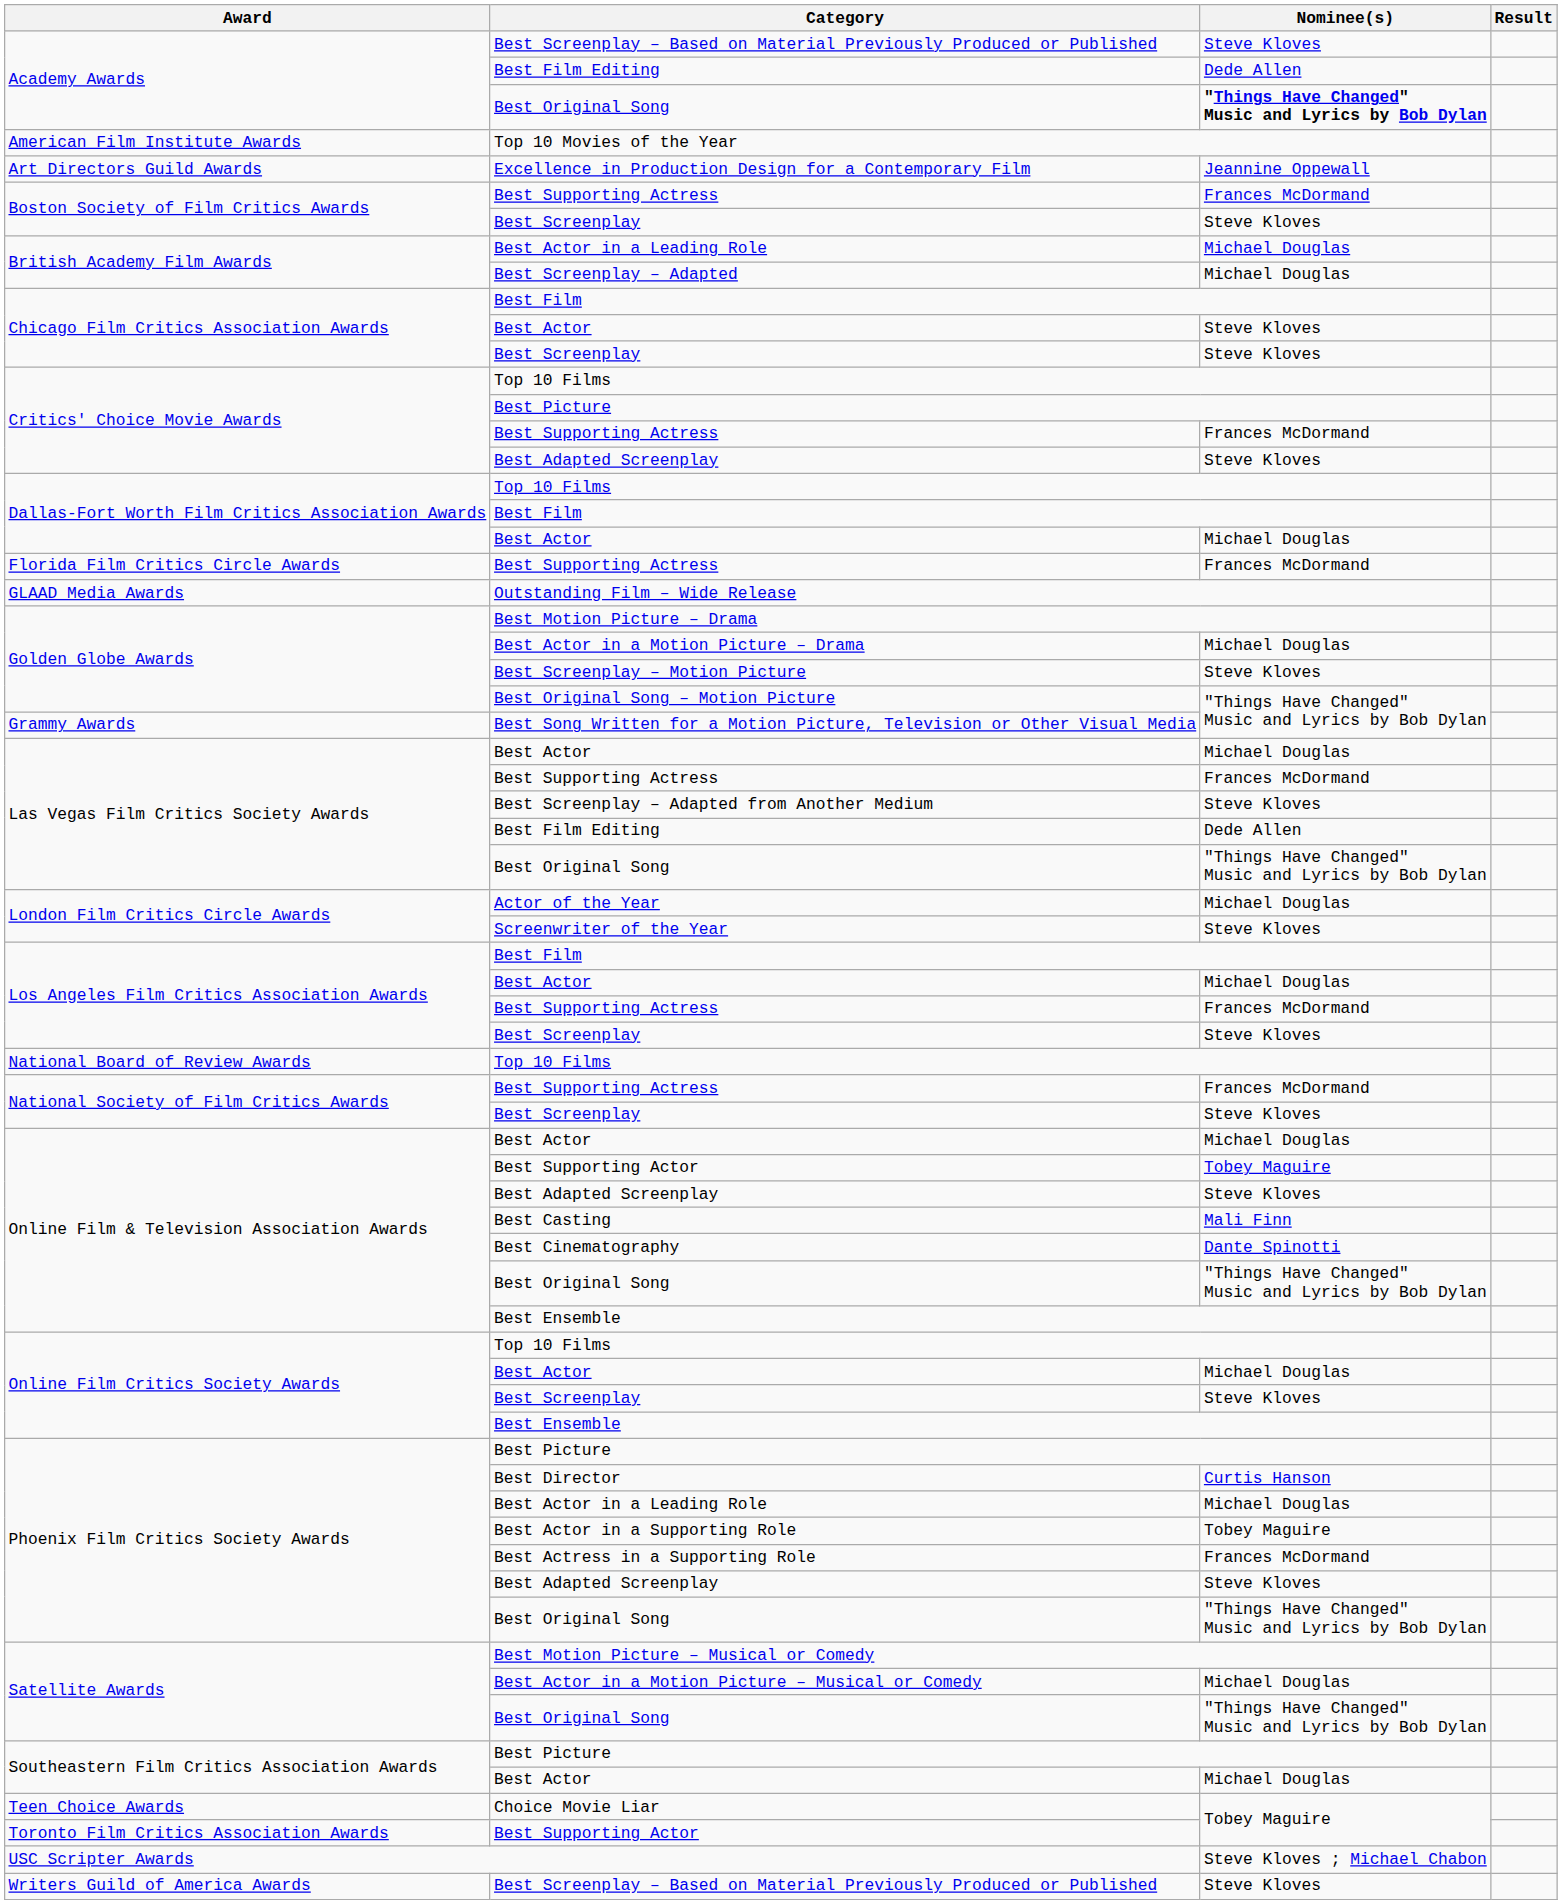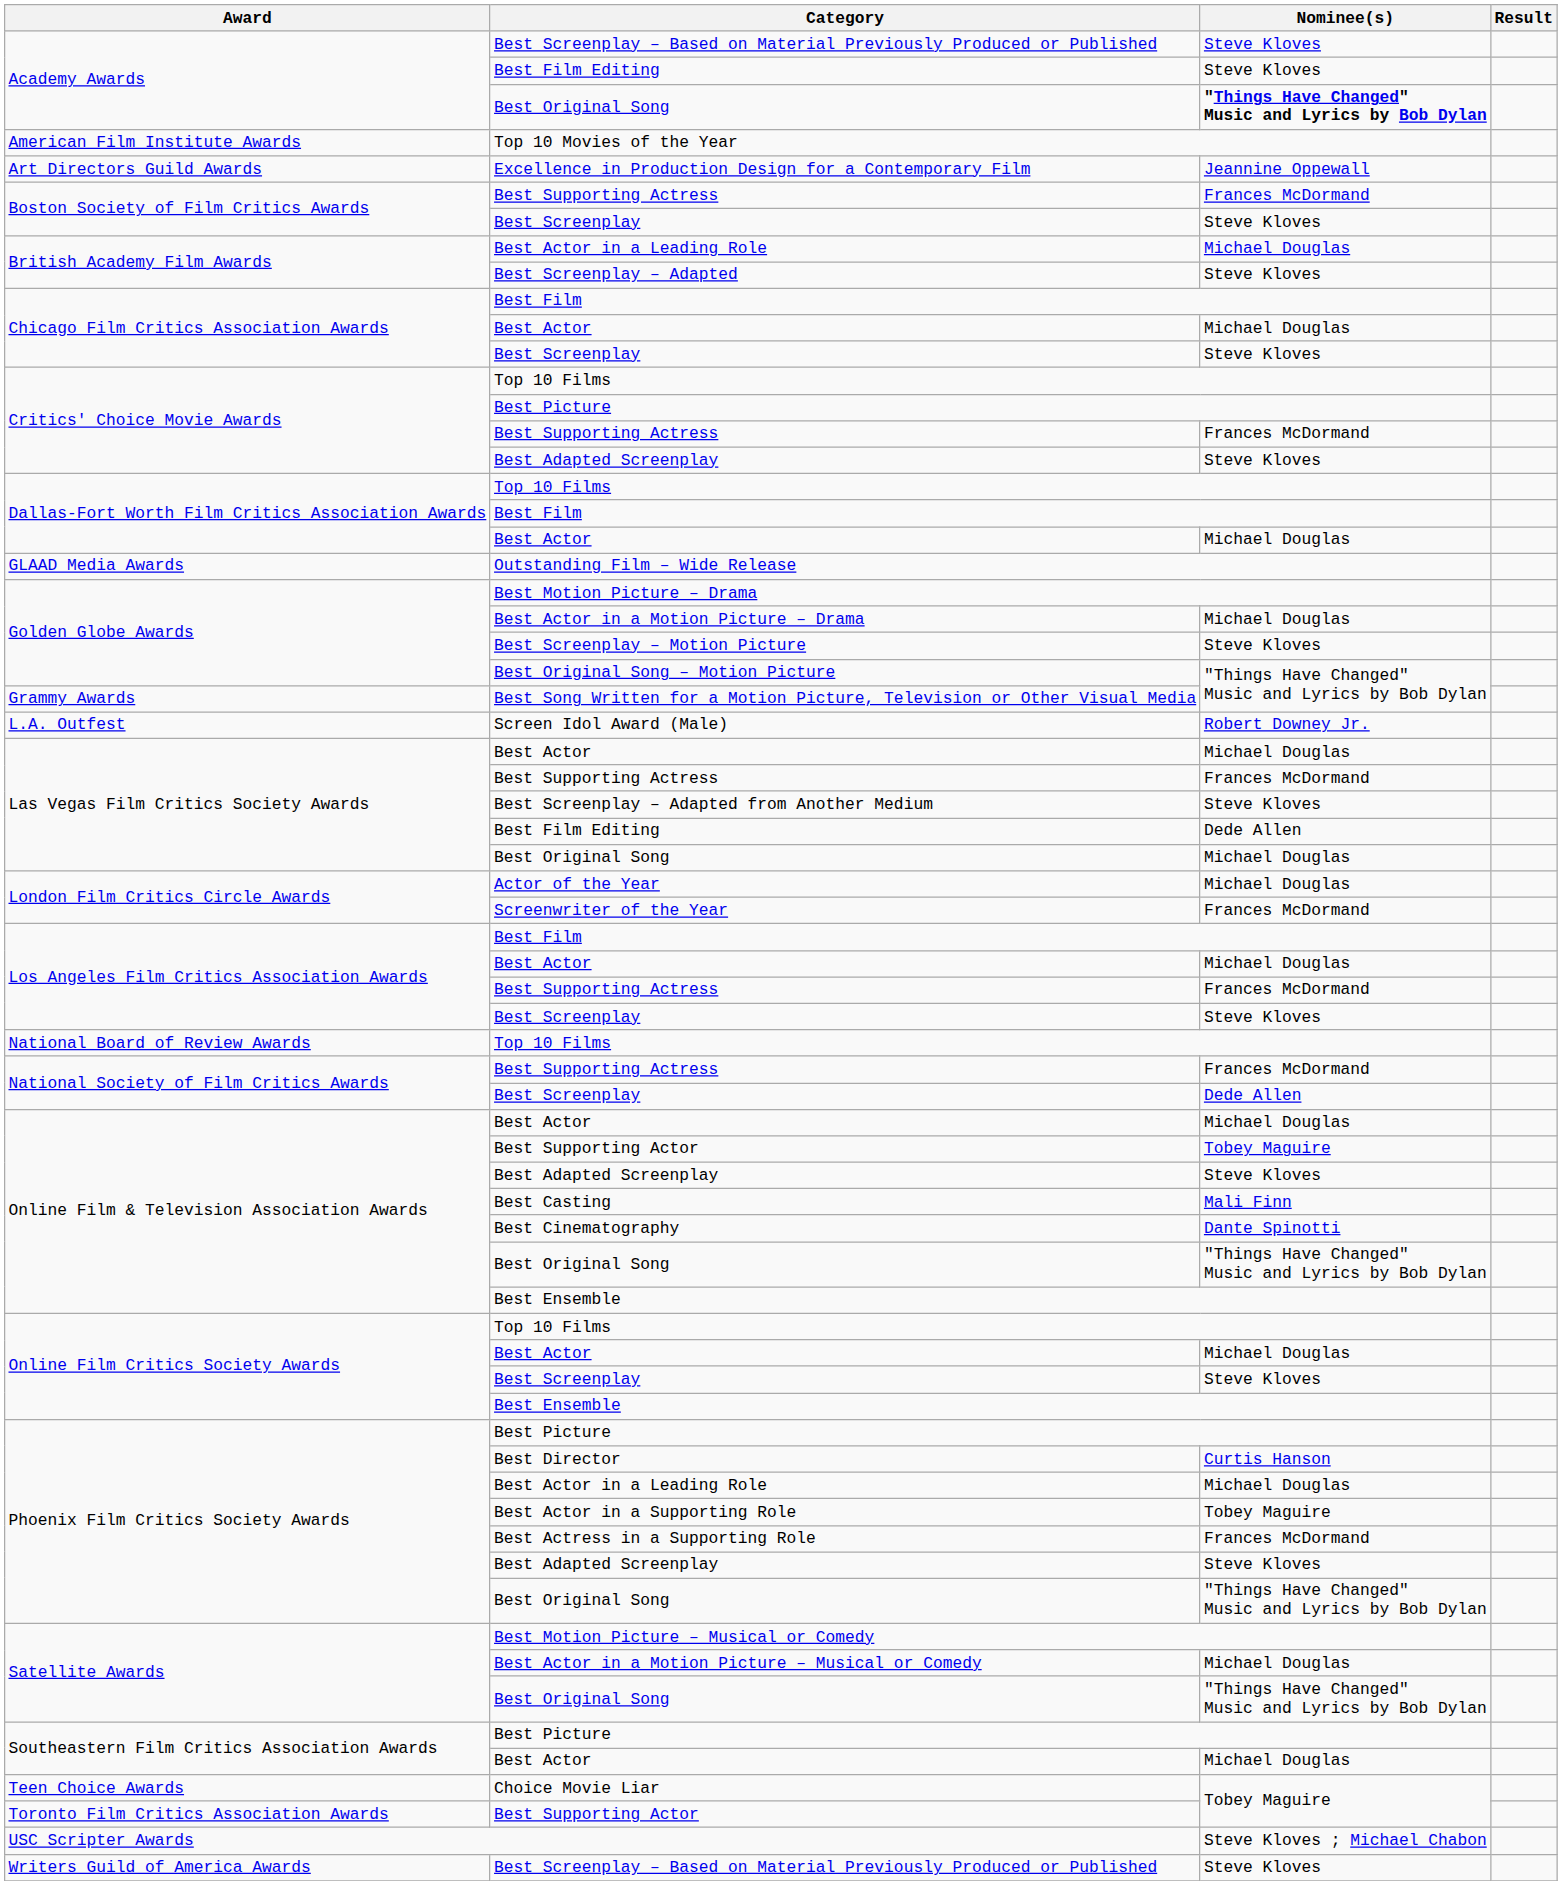(1253, 71) Dede Allen -> (1262, 71) Steve Kloves
(1277, 275) Michael Douglas -> (1262, 275) Steve Kloves
(1262, 328) Steve Kloves -> (1277, 328) Michael Douglas
- row: (174, 566)
+ row: (67, 725)
(1345, 867) "Things Have Changed" Music and Lyrics by Bob Dylan -> (1277, 858) Michael Douglas
(1262, 929) Steve Kloves -> (1287, 911) Frances McDormand
(1262, 1115) Steve Kloves -> (1253, 1096) Dede Allen
